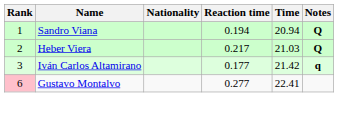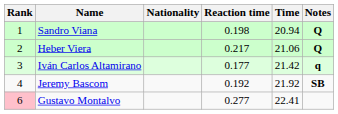(237, 30) 0.194 -> (237, 30) 0.198
(287, 48) 21.03 -> (287, 48) 21.06
+ row: (73, 83)
